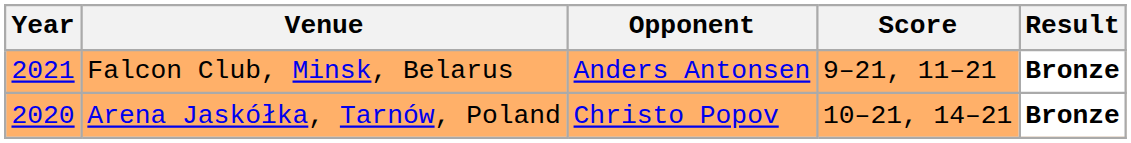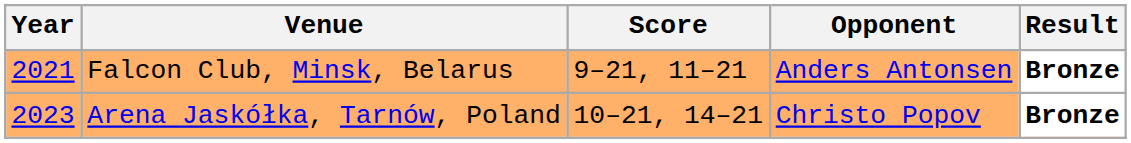columns swapped: (692, 27) <-> (918, 27)
(43, 115) 2020 -> (43, 115) 2023
